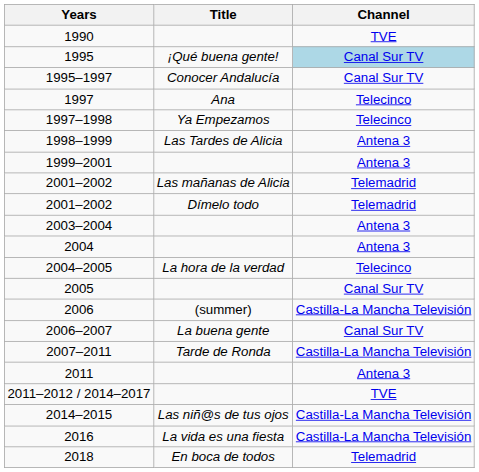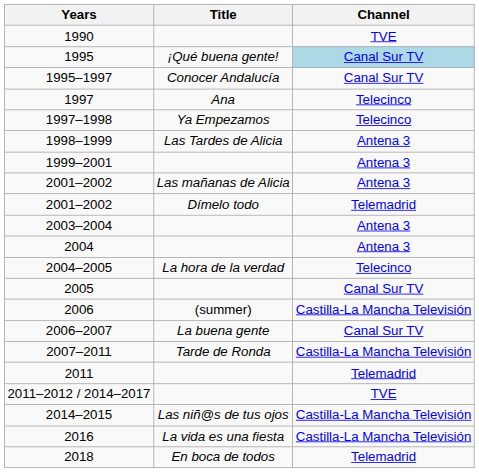(384, 183) Telemadrid -> (384, 183) Antena 3
(384, 373) Antena 3 -> (384, 373) Telemadrid
